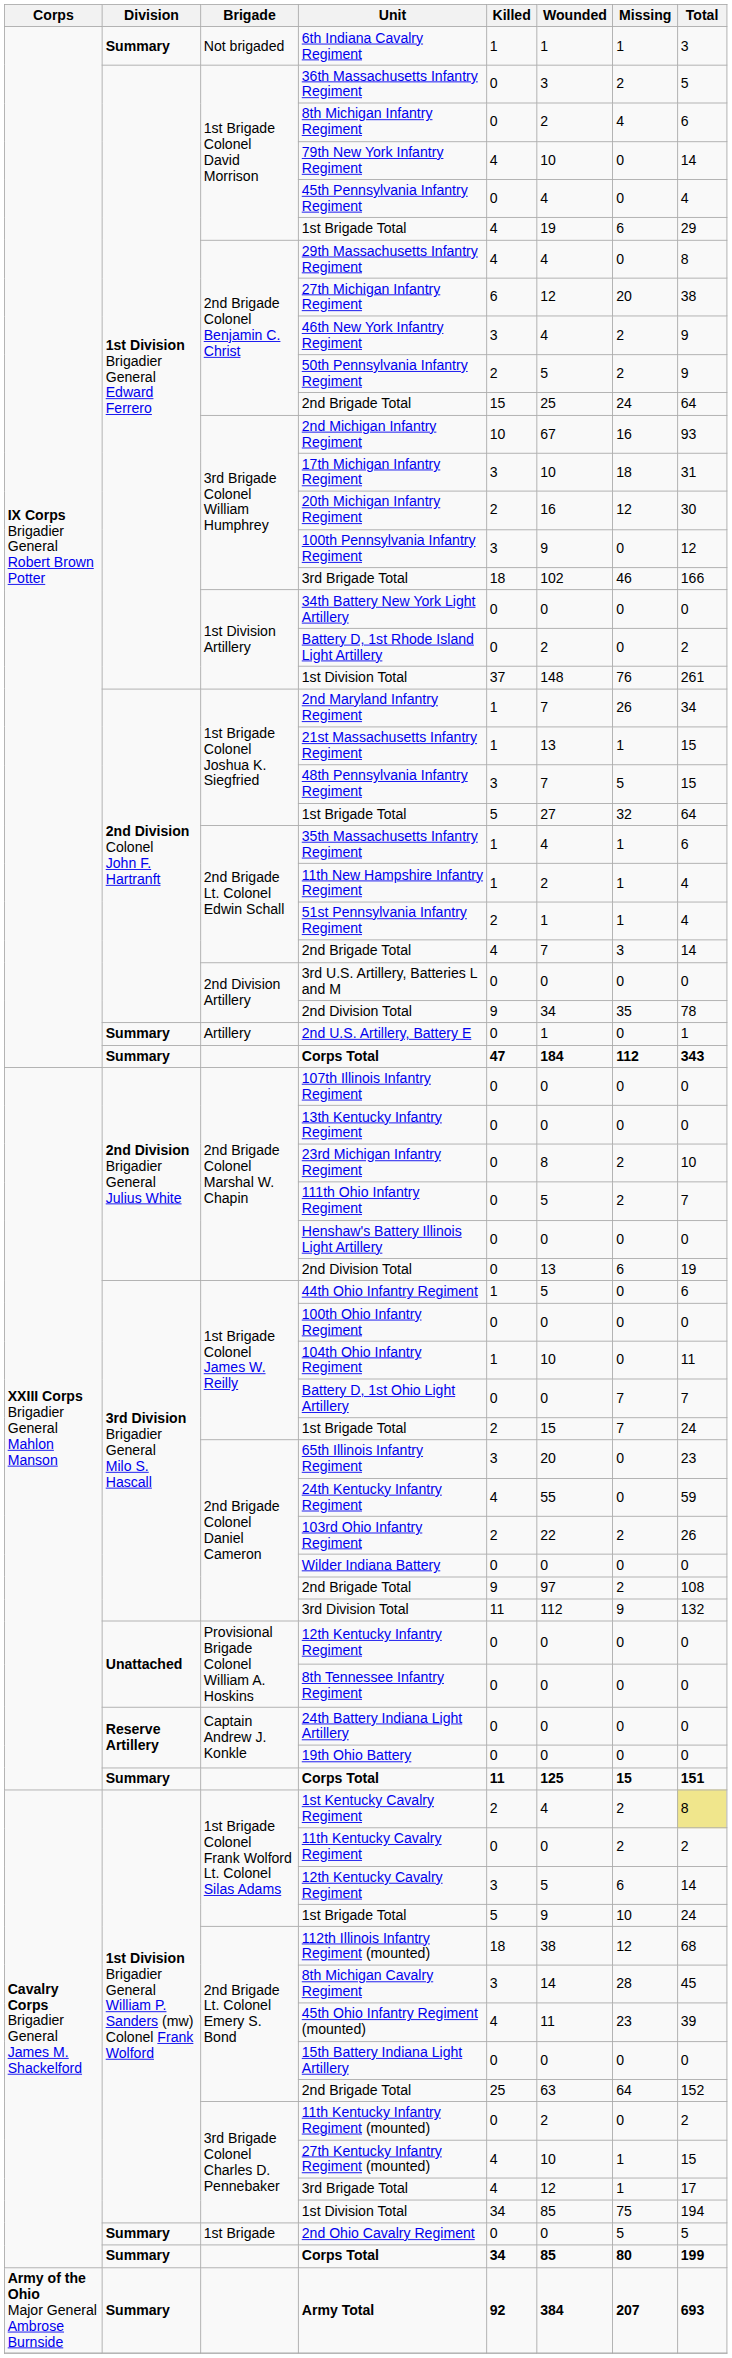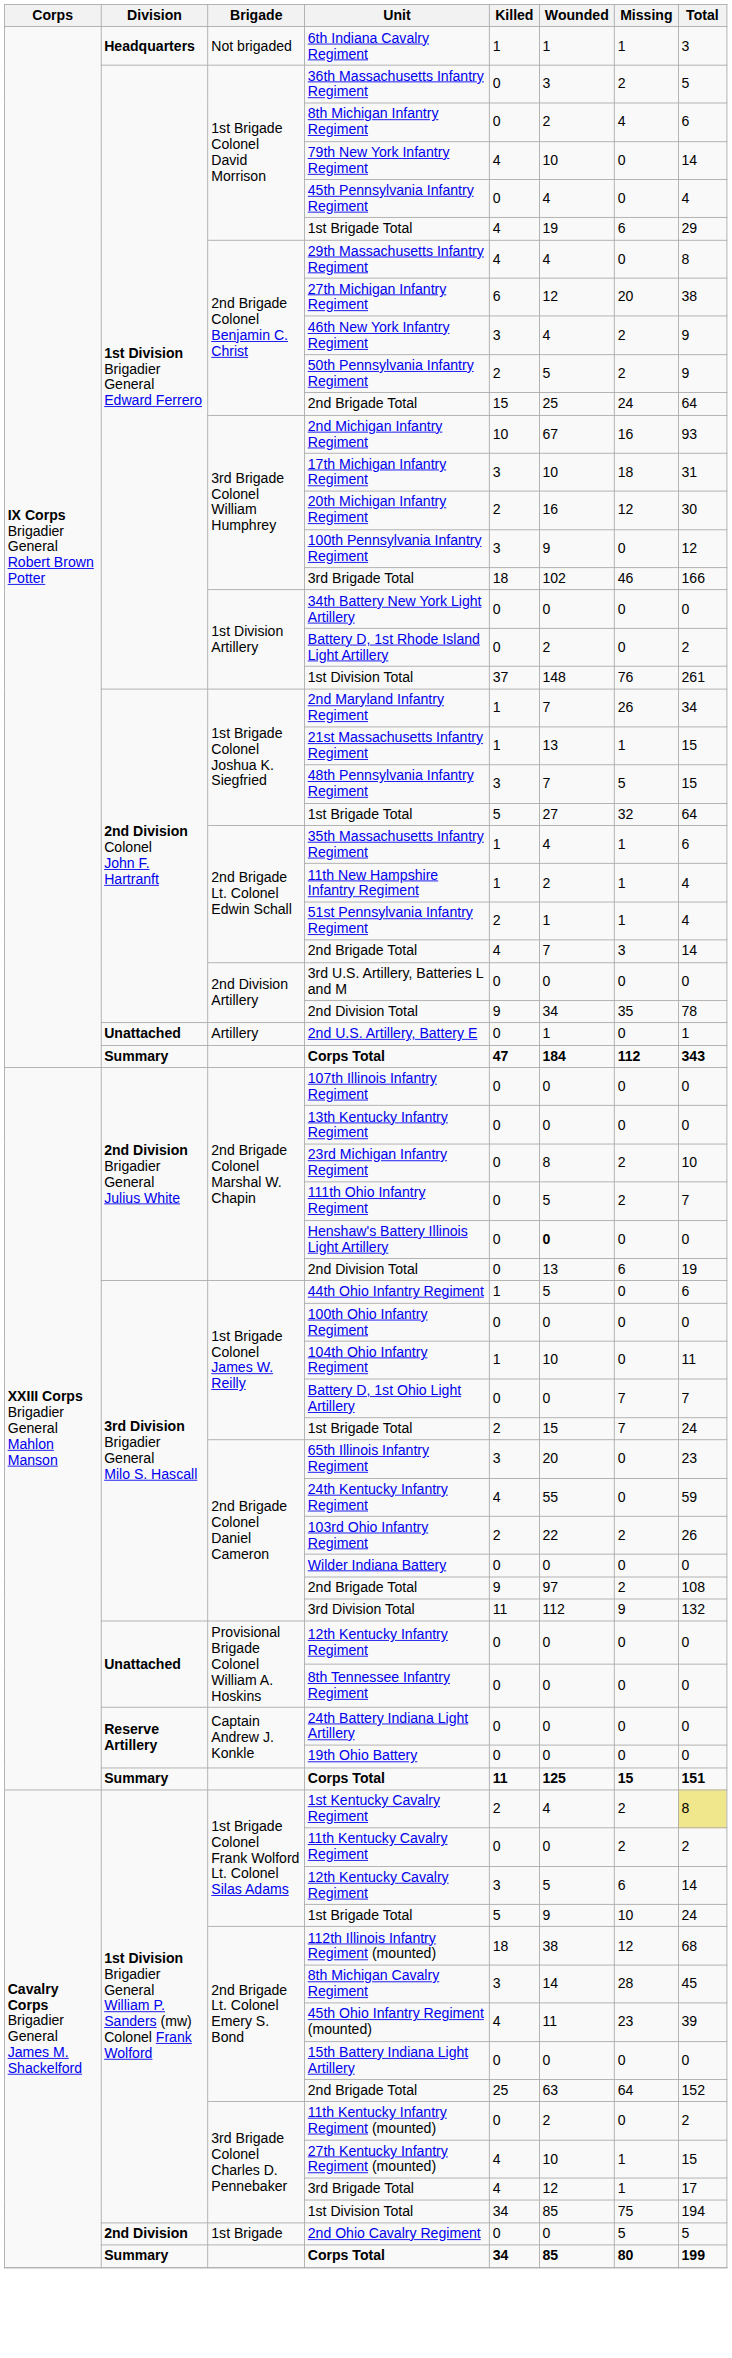(138, 45) Summary -> (150, 45) Headquarters
(138, 1034) Summary -> (143, 1034) Unattached
(544, 1239) normal -> (546, 1239) bold
(138, 2233) Summary -> (146, 2233) 2nd Division
- row: (249, 2310)
